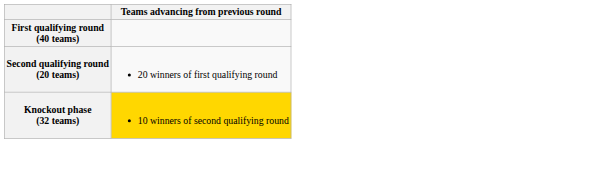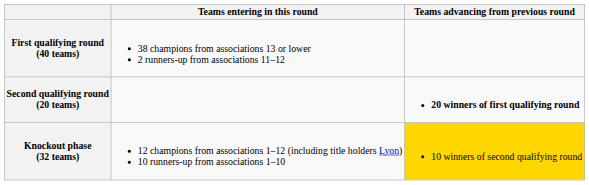+ column: (258, 12)
(201, 75) normal -> (495, 105) bold
